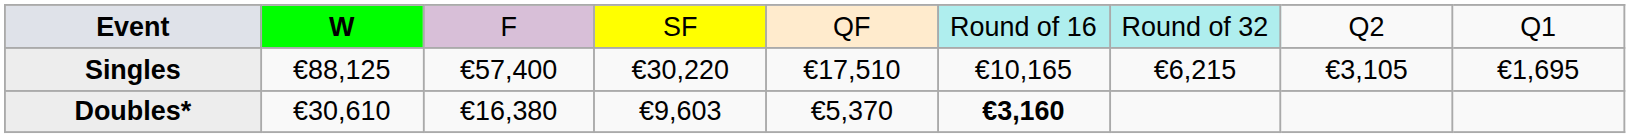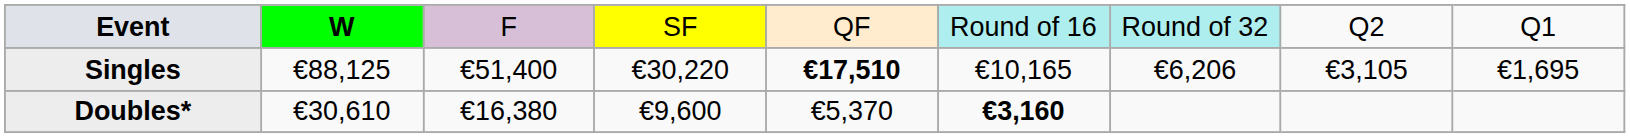(509, 69) €57,400 -> (509, 69) €51,400
(852, 69) normal -> (852, 69) bold
(1195, 69) €6,215 -> (1195, 69) €6,206
(680, 112) €9,603 -> (680, 112) €9,600
